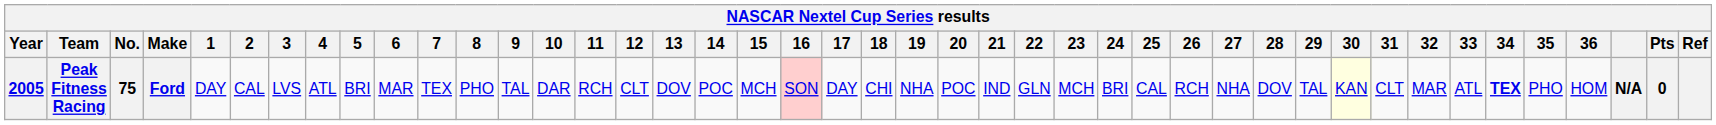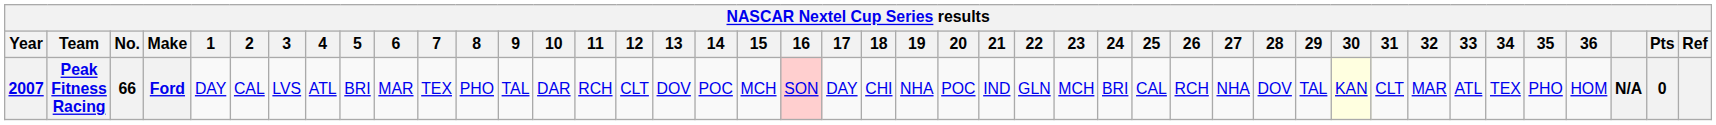(26, 88) 2005 -> (26, 88) 2007
(127, 88) 75 -> (127, 88) 66
(1505, 88) bold -> (1505, 88) normal
